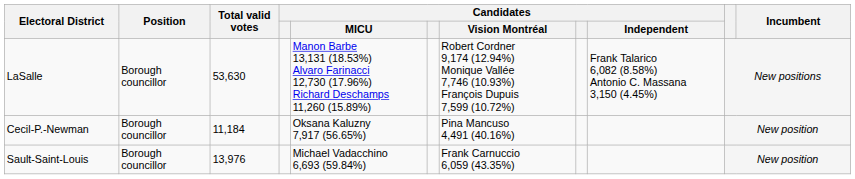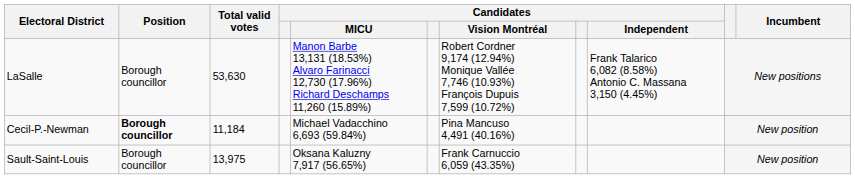(144, 130) normal -> (147, 130) bold
(332, 130) Oksana Kaluzny 7,917 (56.65%) -> (340, 130) Michael Vadacchino 6,693 (59.84%)
(229, 159) 13,976 -> (229, 159) 13,975
(340, 159) Michael Vadacchino 6,693 (59.84%) -> (332, 159) Oksana Kaluzny 7,917 (56.65%)
